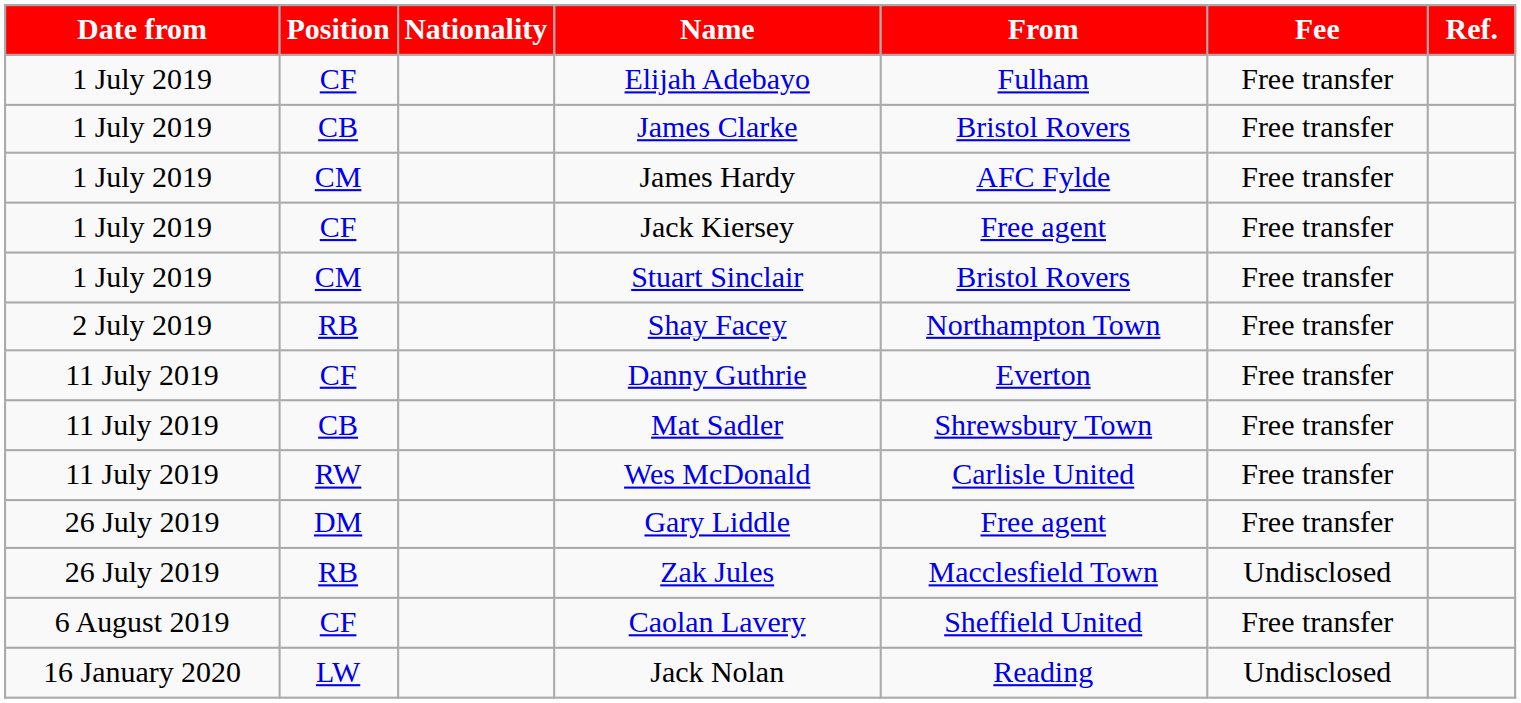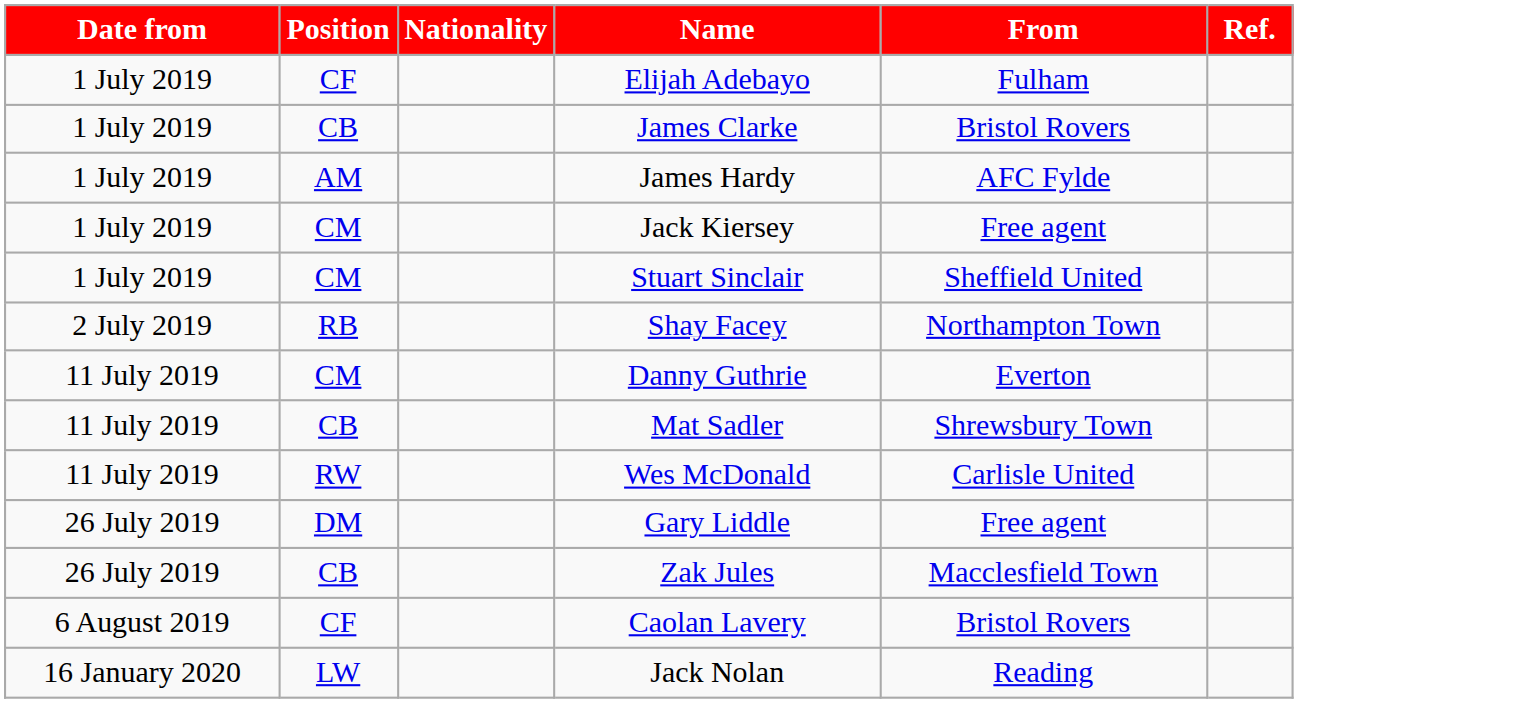- column: (1317, 29)
(338, 177) CM -> (338, 177) AM
(338, 227) CF -> (338, 227) CM
(1043, 276) Bristol Rovers -> (1043, 276) Sheffield United
(338, 375) CF -> (338, 375) CM
(338, 572) RB -> (338, 572) CB
(1043, 622) Sheffield United -> (1043, 622) Bristol Rovers
